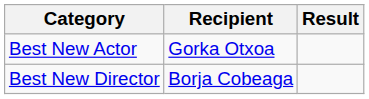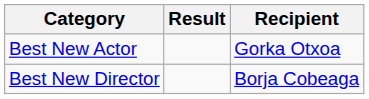columns swapped: (231, 19) <-> (331, 19)
